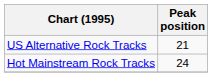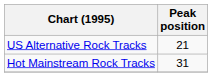(183, 63) 24 -> (183, 63) 31
